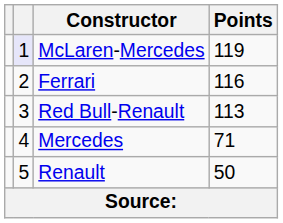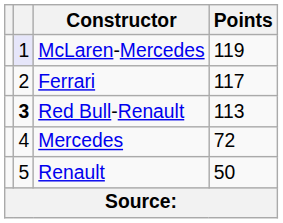(229, 80) 116 -> (229, 80) 117
(24, 111) normal -> (24, 111) bold
(224, 141) 71 -> (224, 141) 72
